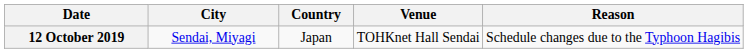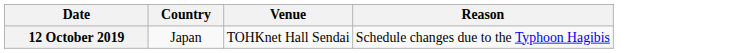- column: (213, 15)
